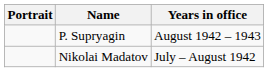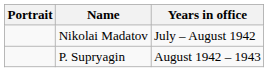rows swapped: (103, 56) <-> (92, 35)
